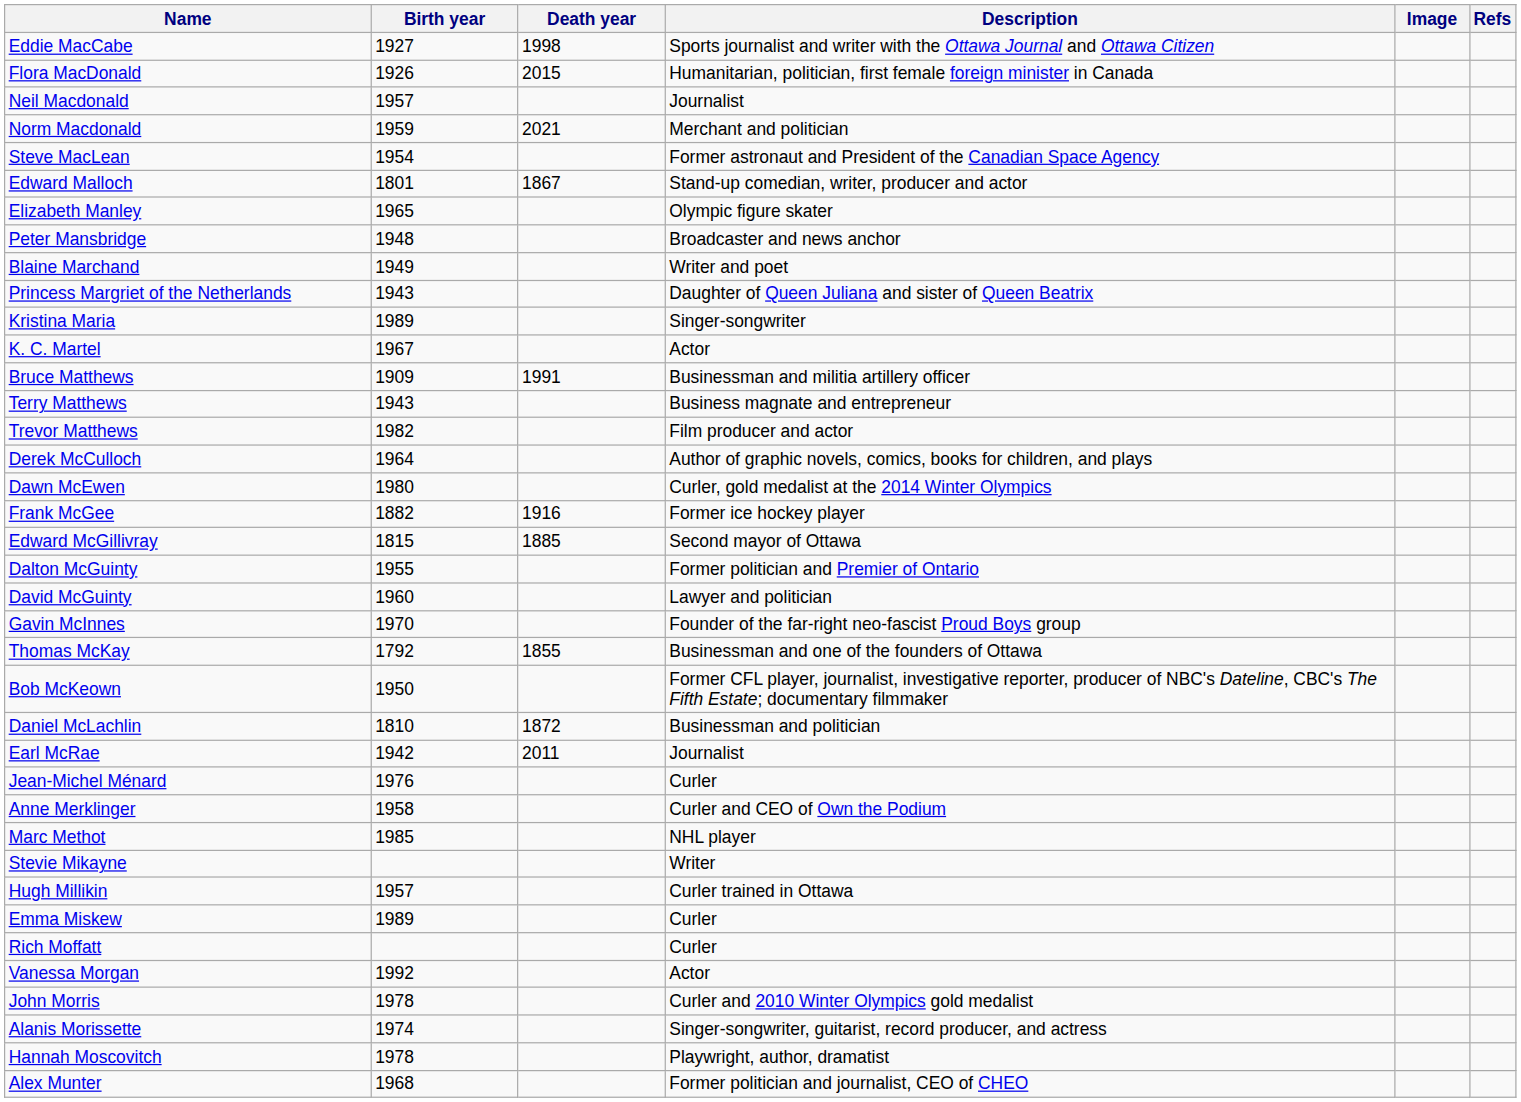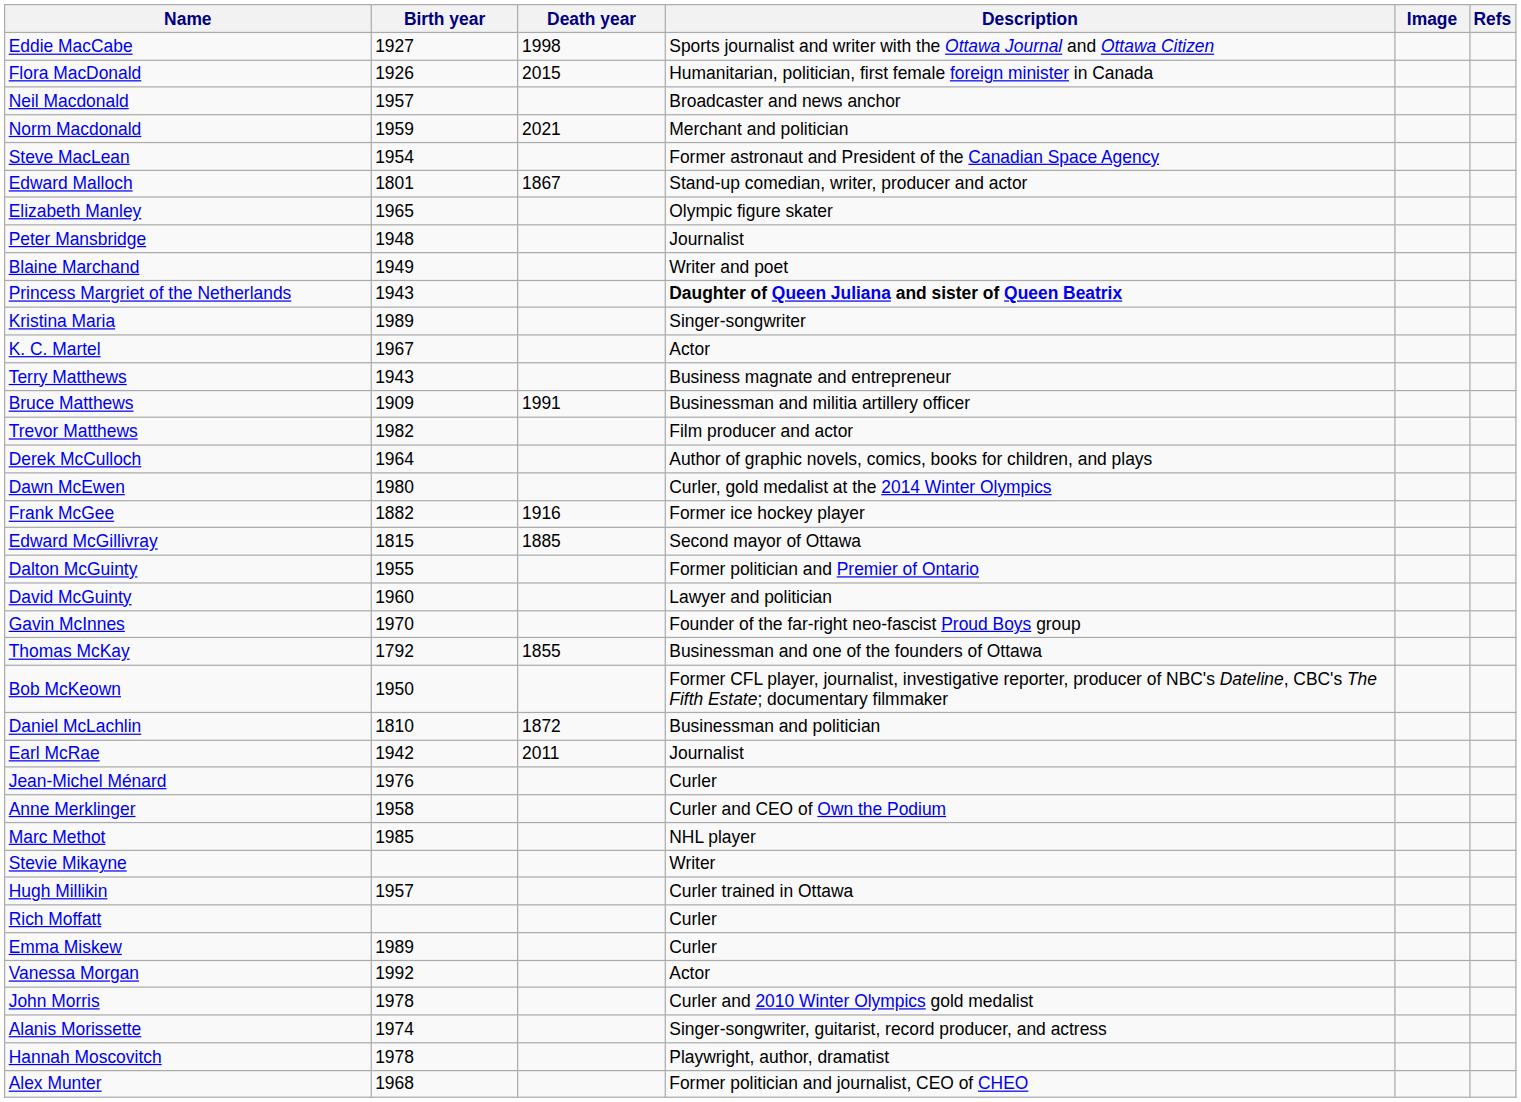(707, 101) Journalist -> (785, 101) Broadcaster and news anchor
(785, 239) Broadcaster and news anchor -> (707, 239) Journalist
(881, 294) normal -> (896, 294) bold
rows swapped: (71, 377) <-> (68, 404)
rows swapped: (65, 919) <-> (55, 947)
